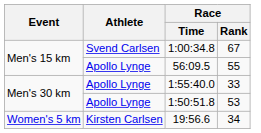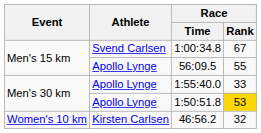(234, 102) no background -> (240, 102) gold background
- row: (191, 120)
+ row: (198, 120)
